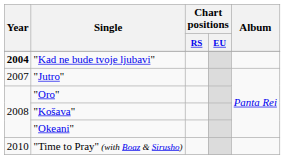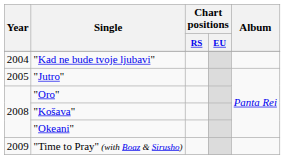(18, 59) bold -> (18, 59) normal
(18, 77) 2007 -> (18, 77) 2005
(18, 146) 2010 -> (18, 146) 2009
